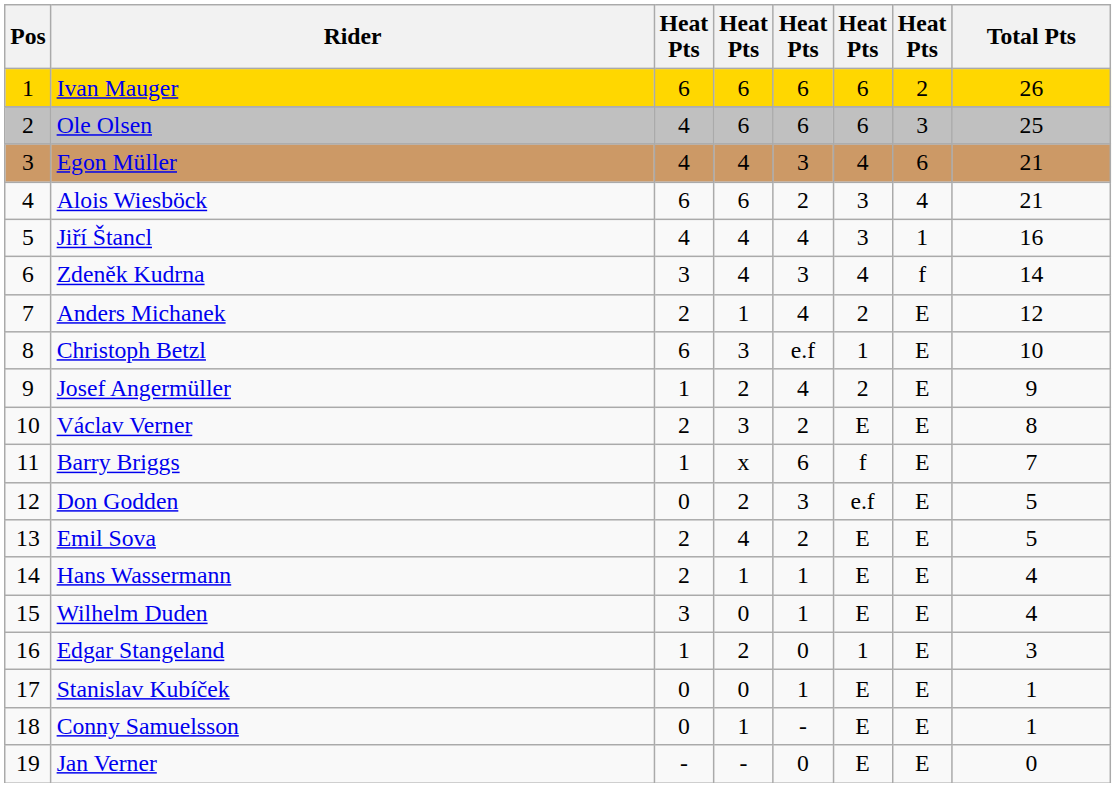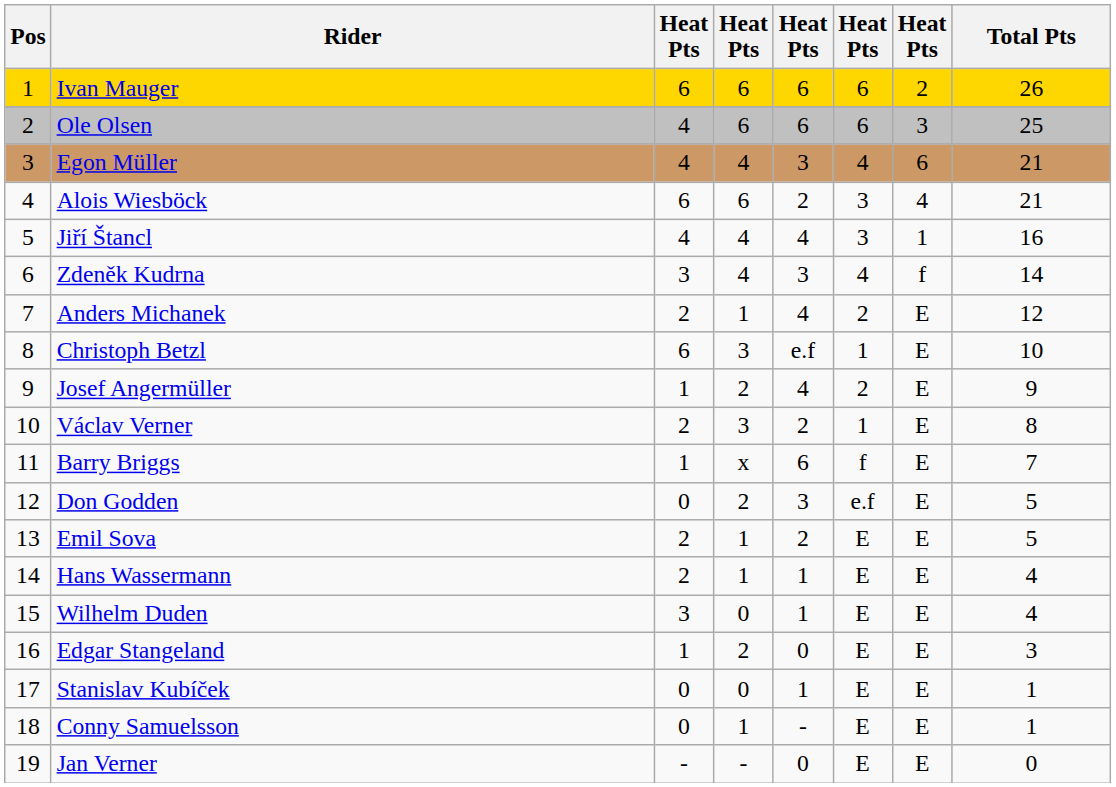(863, 425) E -> (863, 425) 1
(743, 538) 4 -> (743, 538) 1
(863, 650) 1 -> (863, 650) E
